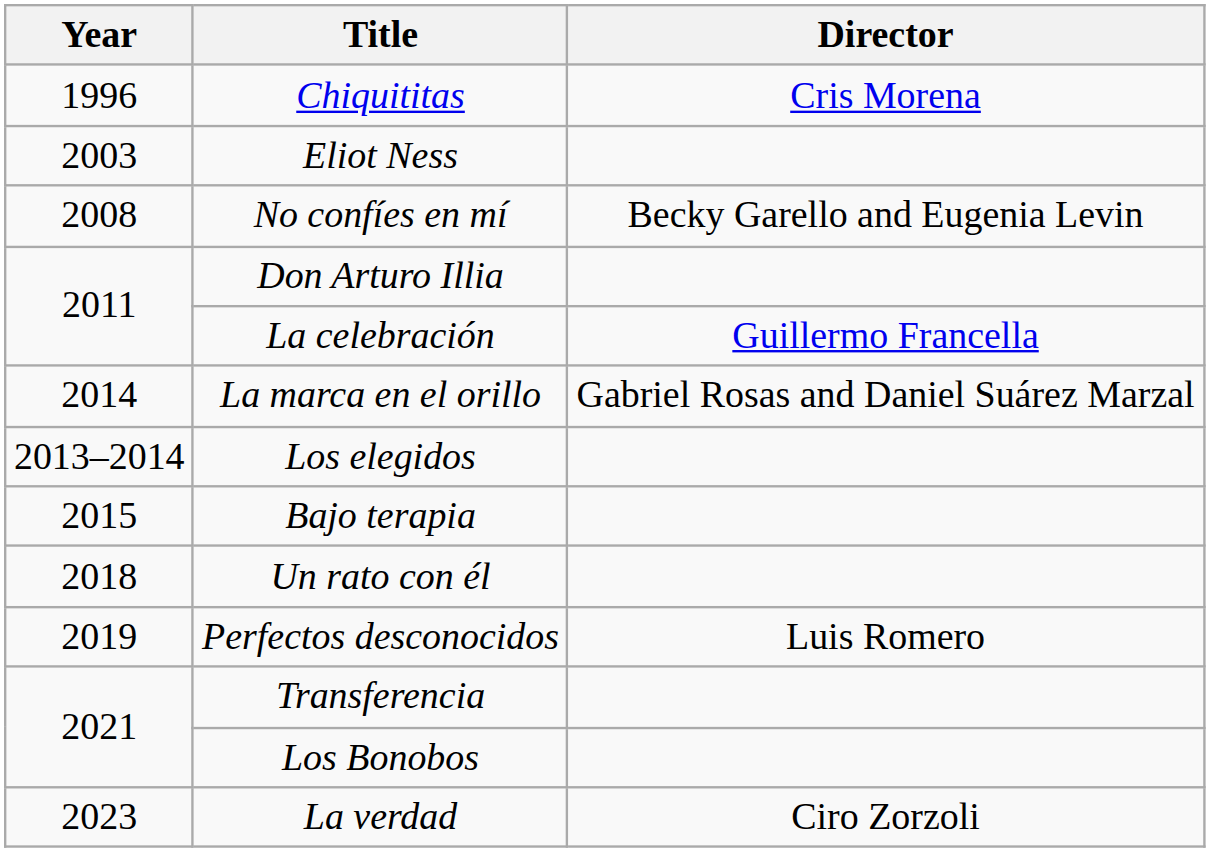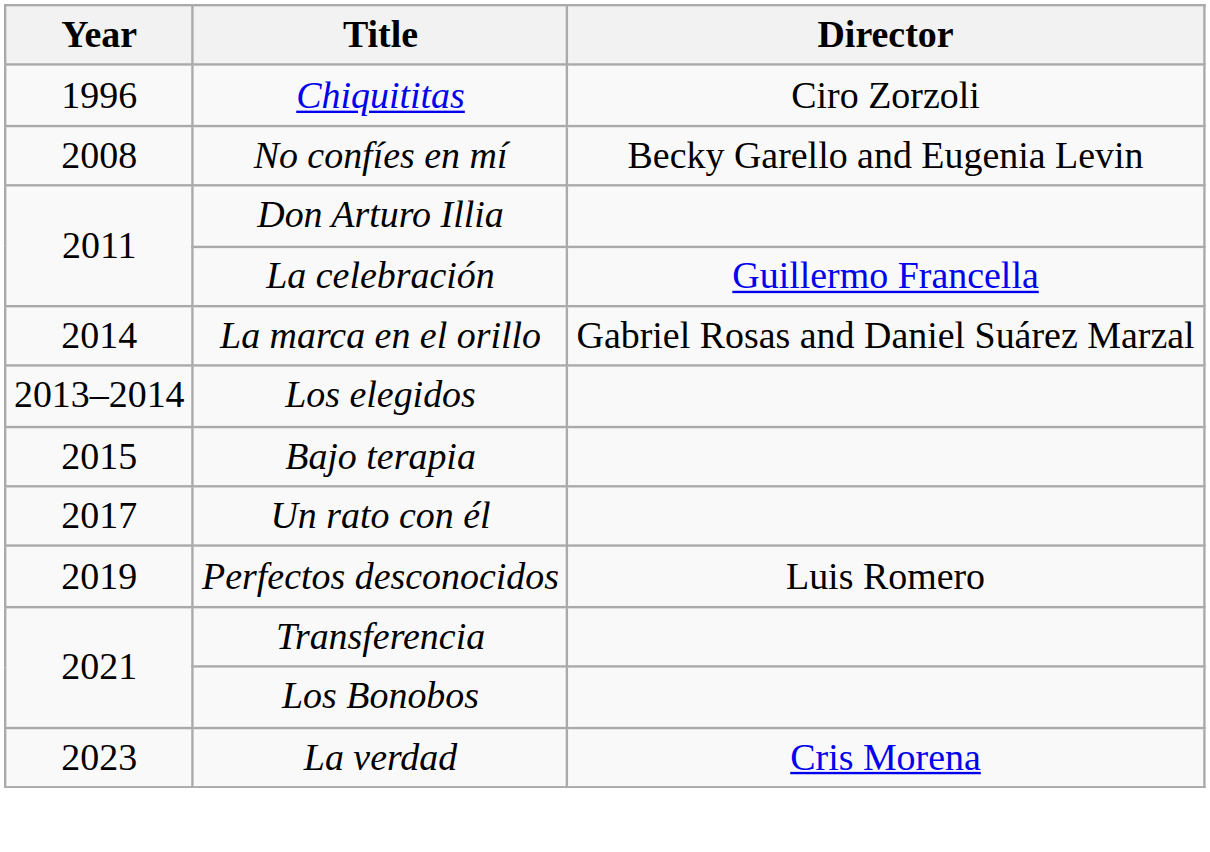(886, 94) Cris Morena -> (886, 94) Ciro Zorzoli
- row: (381, 154)
(99, 575) 2018 -> (99, 515) 2017
(886, 816) Ciro Zorzoli -> (886, 756) Cris Morena
